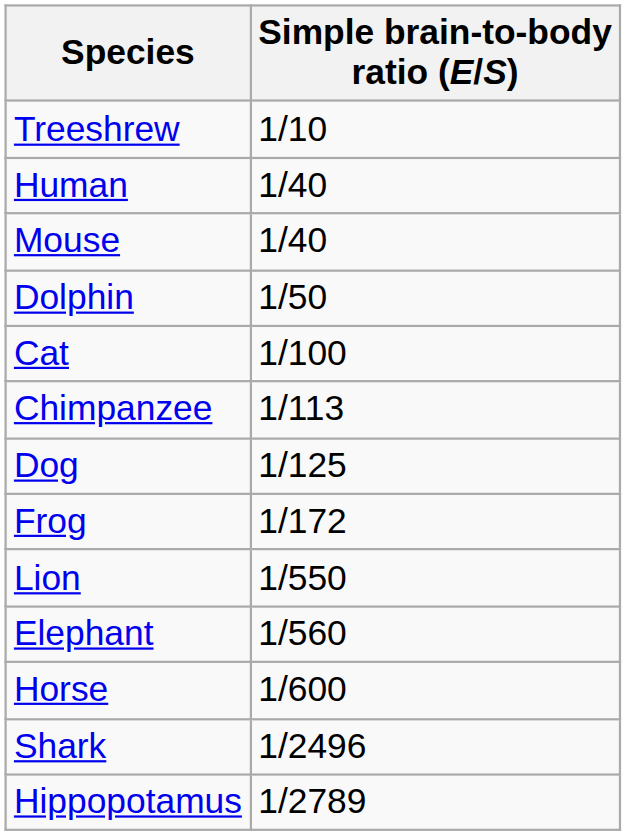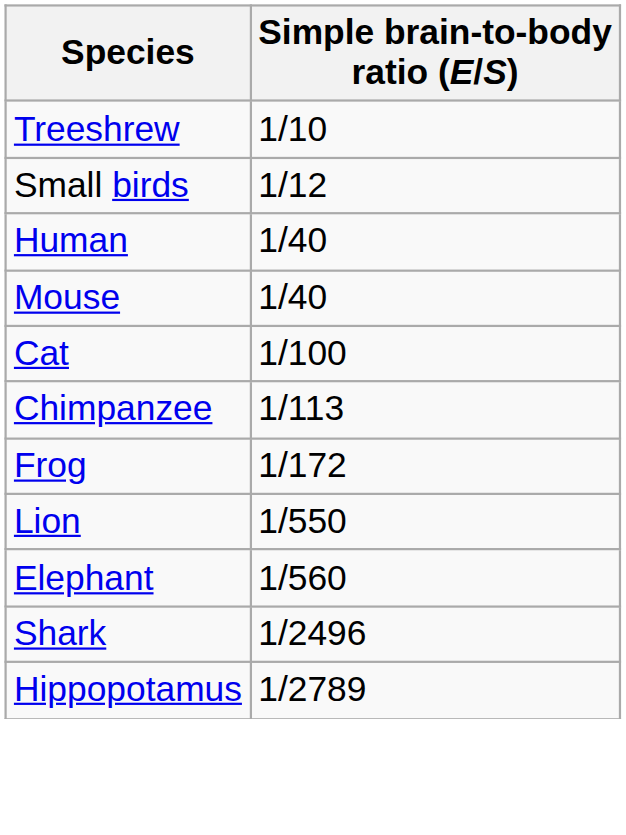+ row: (101, 184)
- row: (74, 296)
- row: (46, 465)
- row: (61, 689)
